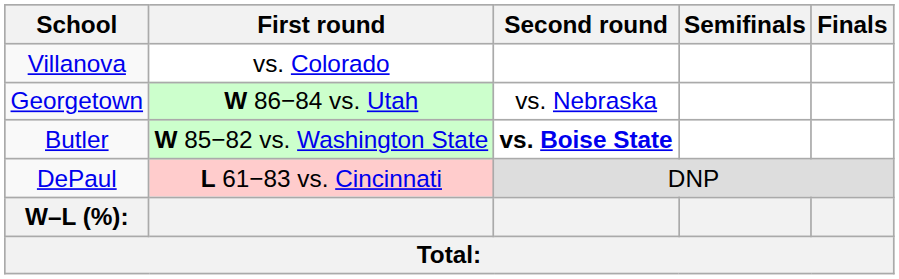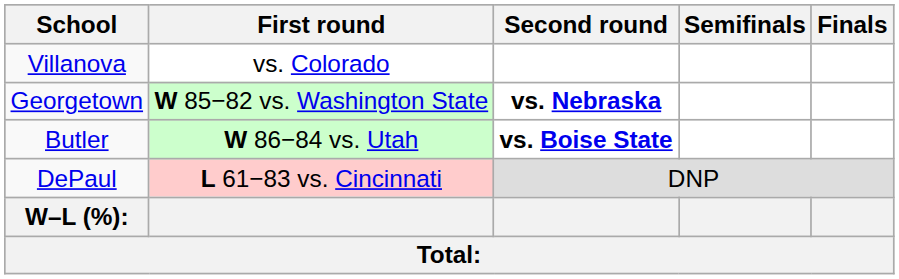(321, 101) W 86−84 vs. Utah -> (321, 101) W 85−82 vs. Washington State
(586, 101) normal -> (586, 101) bold
(321, 140) W 85−82 vs. Washington State -> (321, 140) W 86−84 vs. Utah
